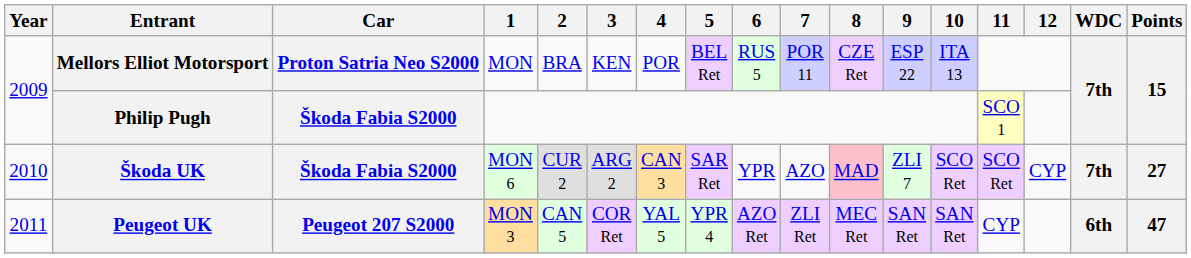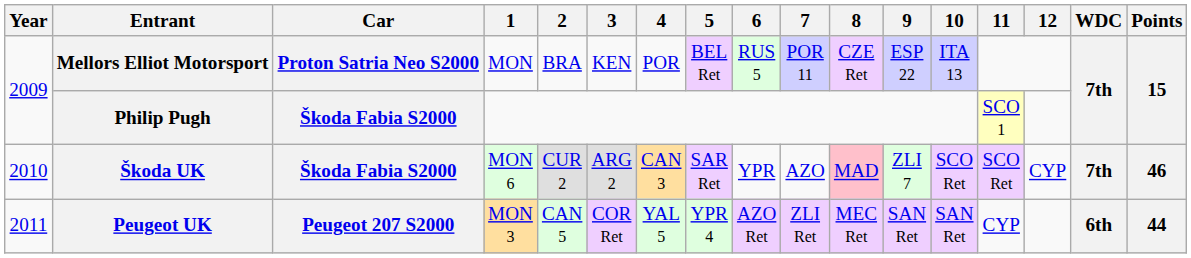(1157, 171) 27 -> (1157, 171) 46
(1157, 225) 47 -> (1157, 225) 44
